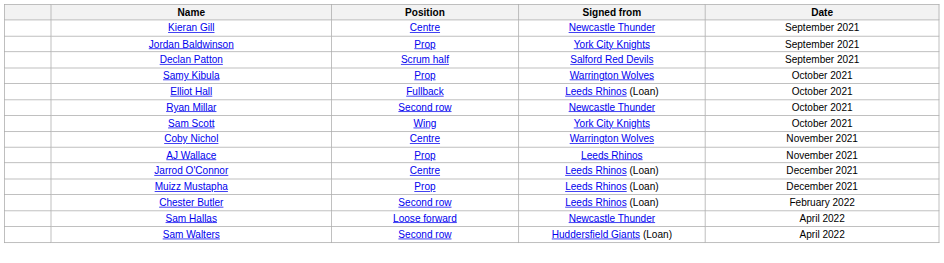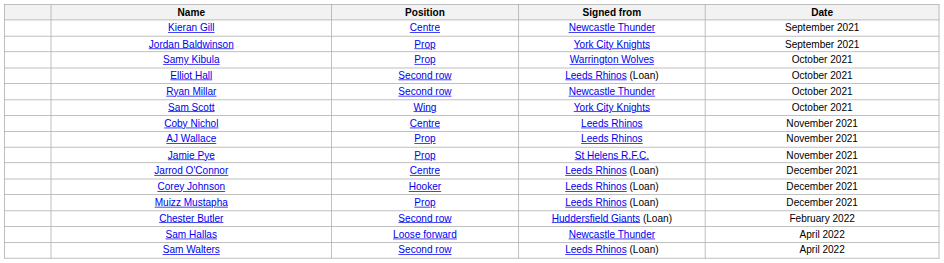- row: (191, 59)
(425, 91) Fullback -> (425, 75) Second row
(612, 139) Warrington Wolves -> (612, 123) Leeds Rhinos
+ row: (191, 155)
+ row: (191, 186)
(612, 202) Leeds Rhinos (Loan) -> (612, 218) Huddersfield Giants (Loan)
(612, 234) Huddersfield Giants (Loan) -> (612, 250) Leeds Rhinos (Loan)
